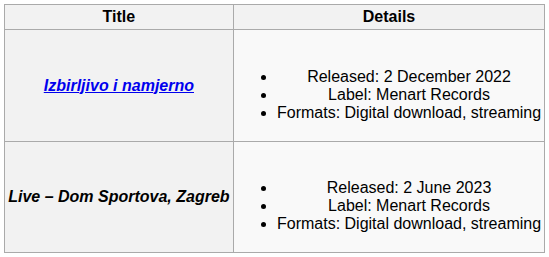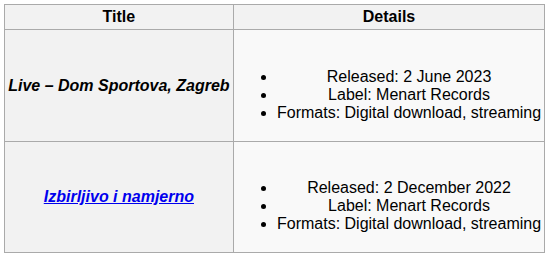rows swapped: (119, 85) <-> (119, 196)
